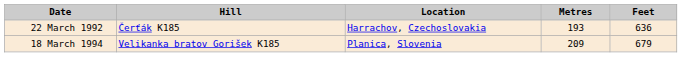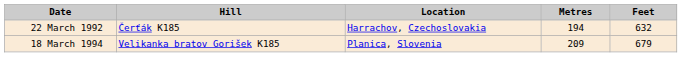(576, 28) 193 -> (576, 28) 194
(643, 28) 636 -> (643, 28) 632
